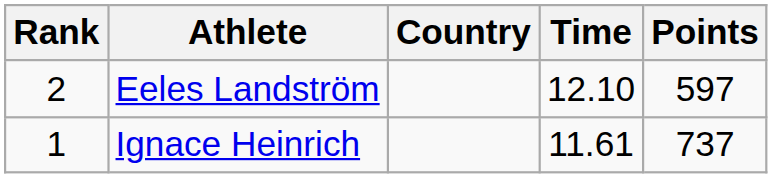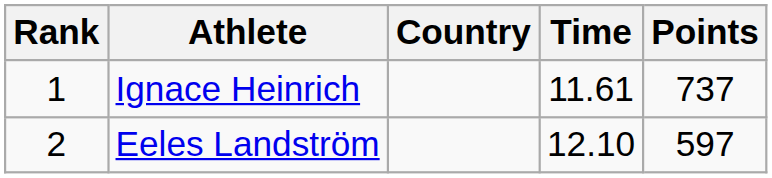rows swapped: (238, 144) <-> (248, 88)
